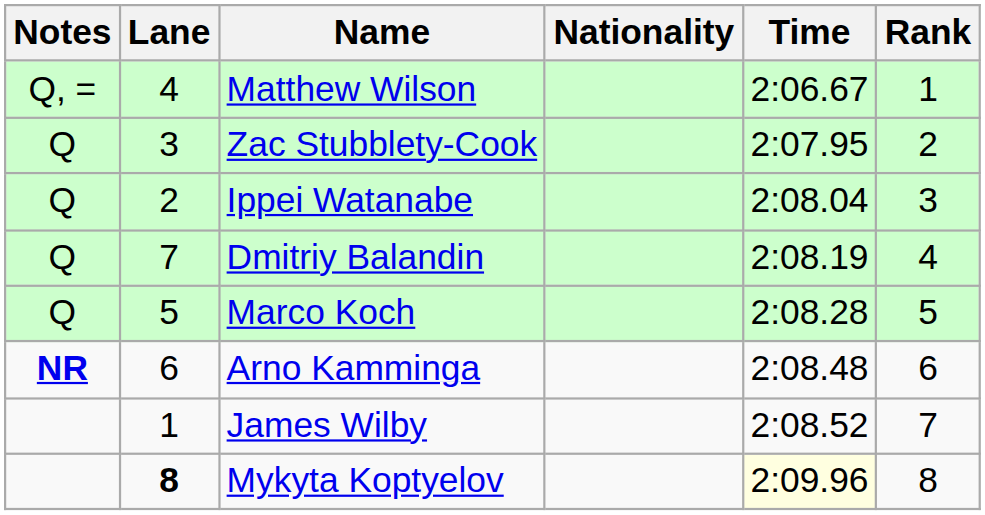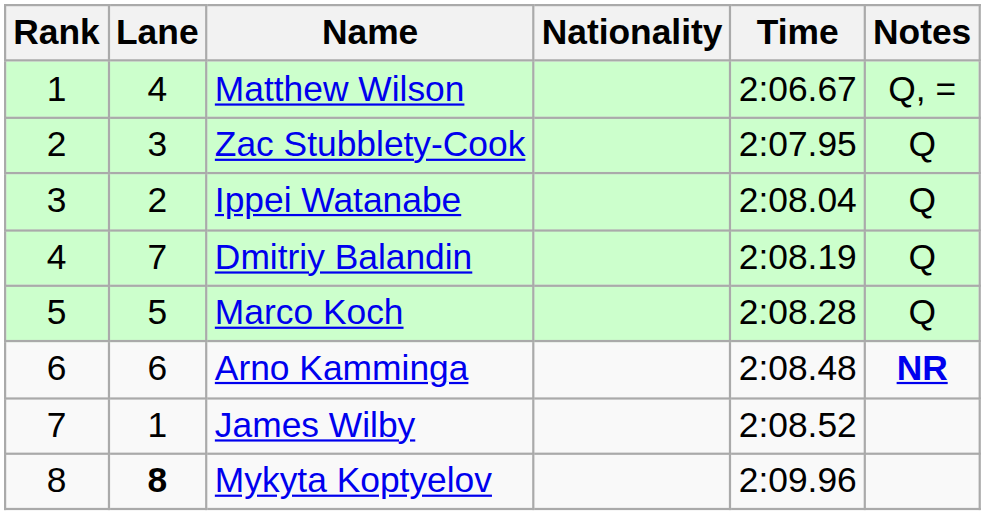columns swapped: (928, 32) <-> (62, 32)
(810, 481) lightyellow background -> (798, 481) no background
